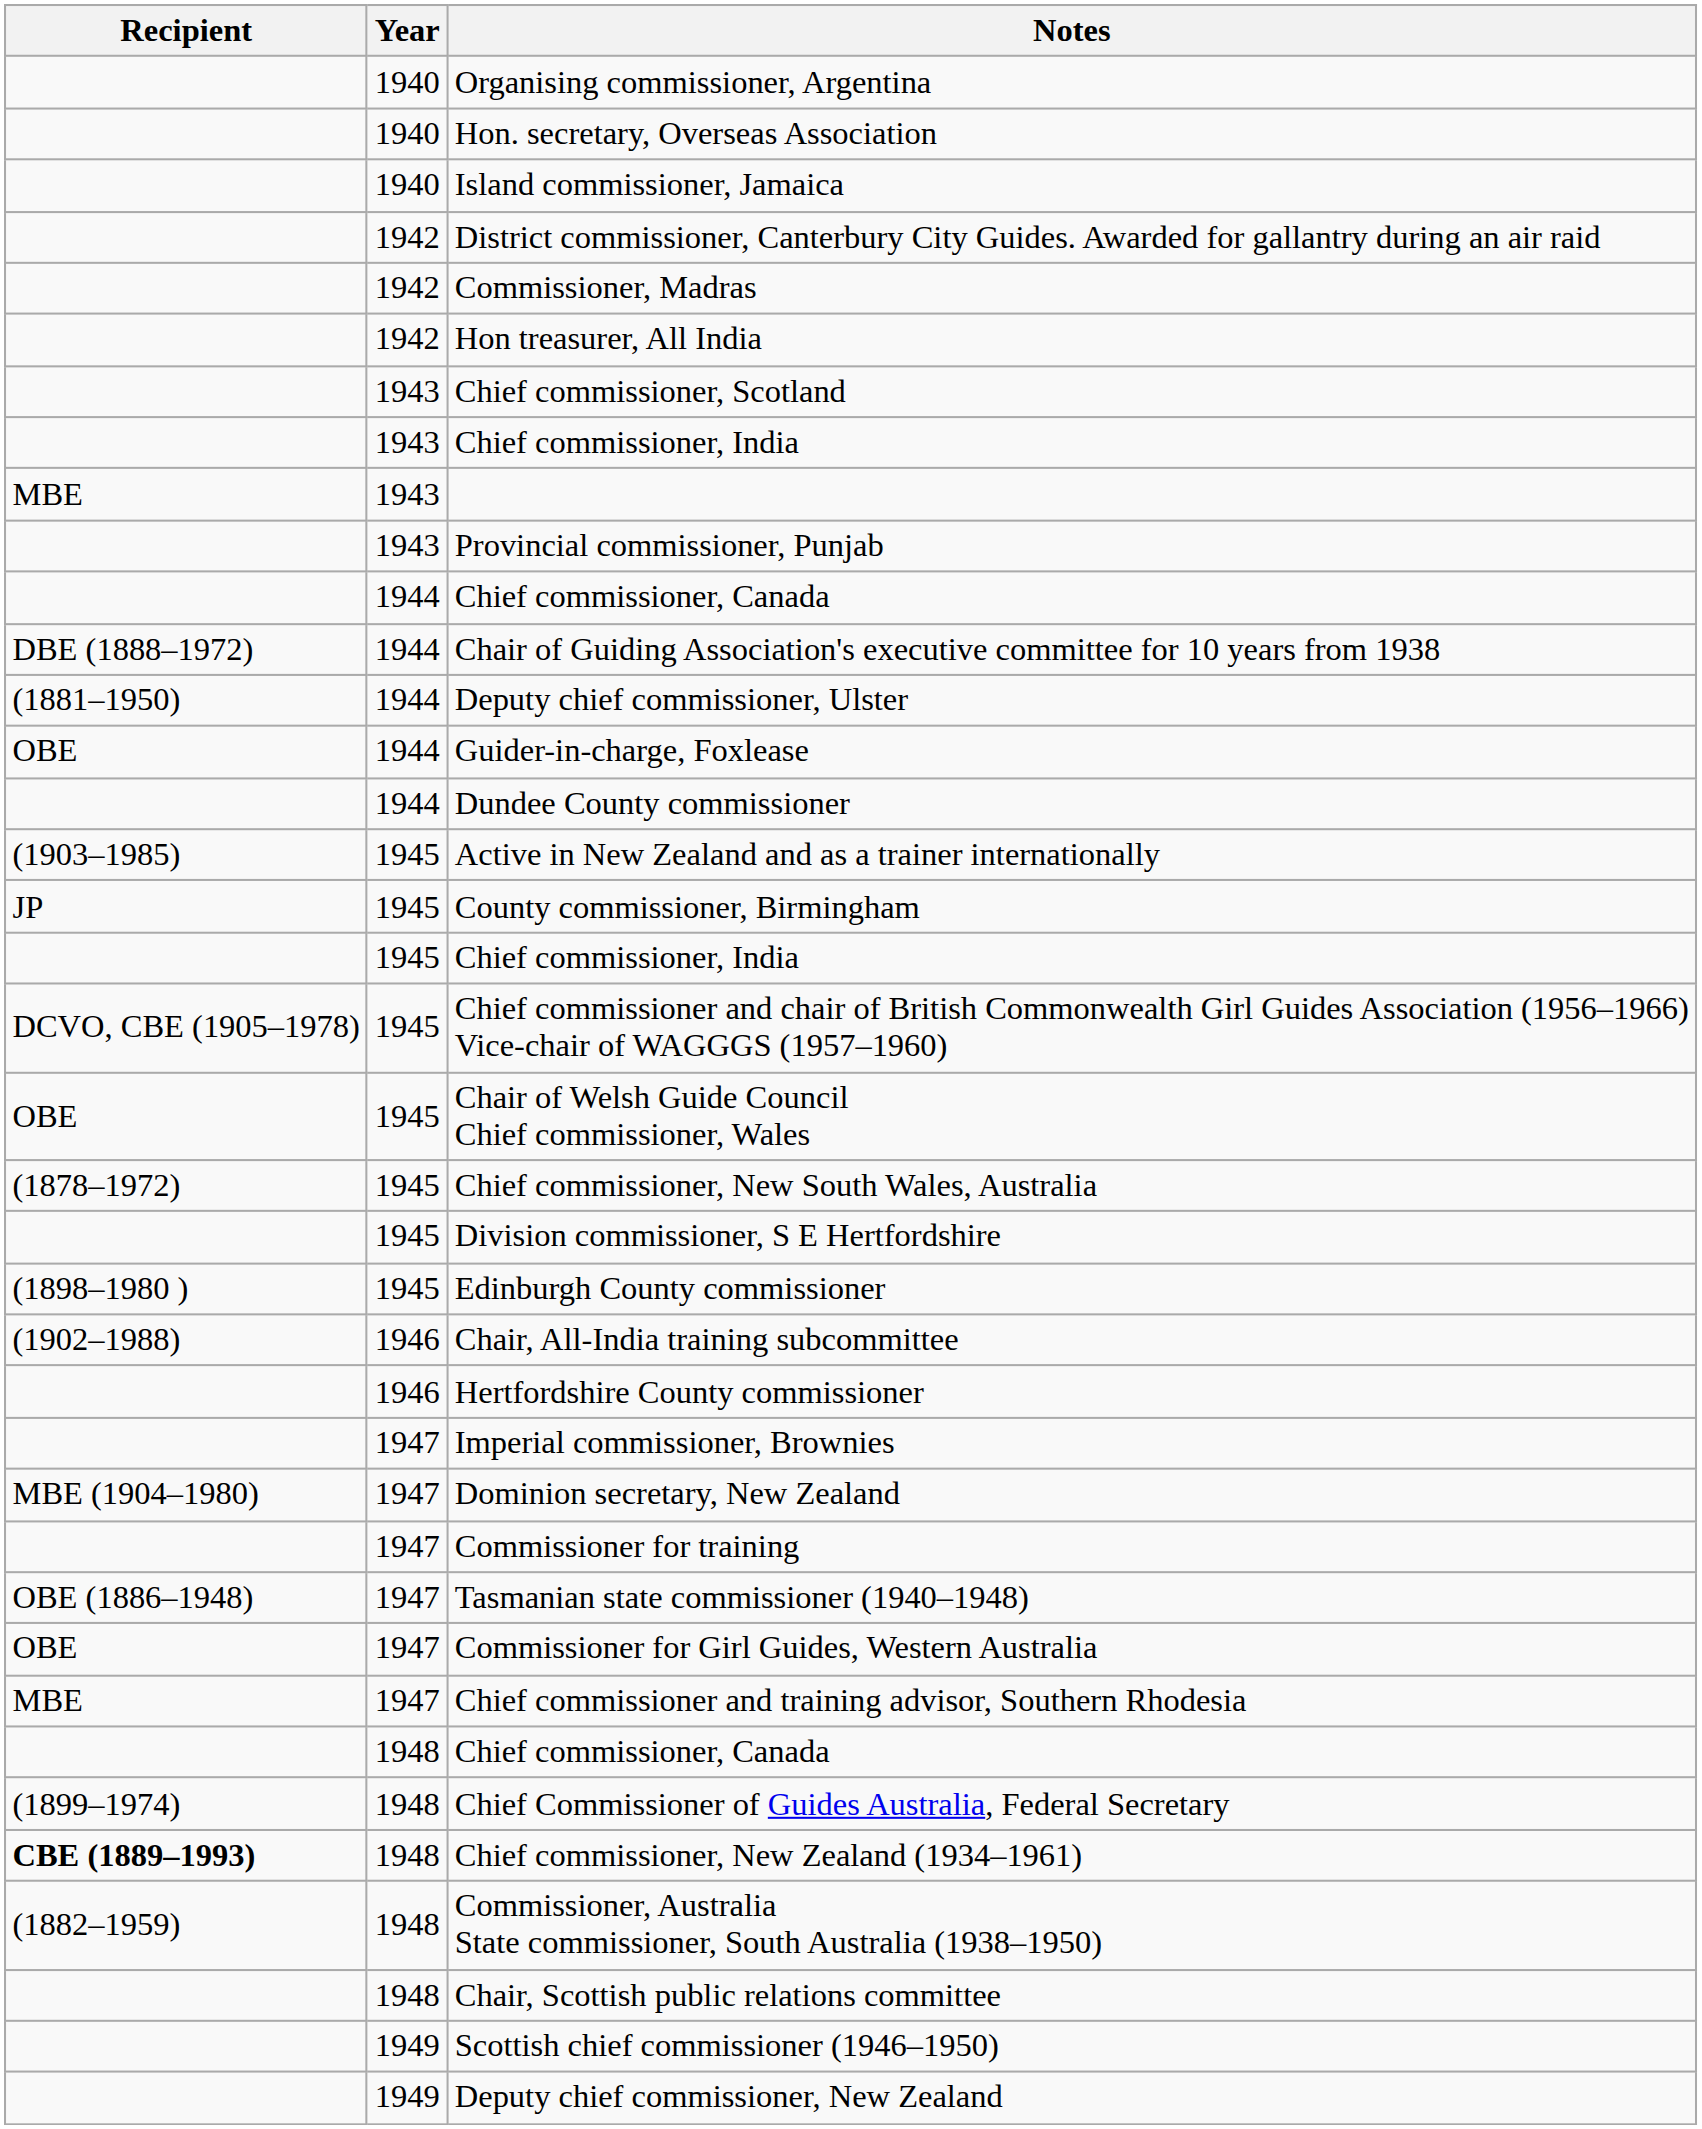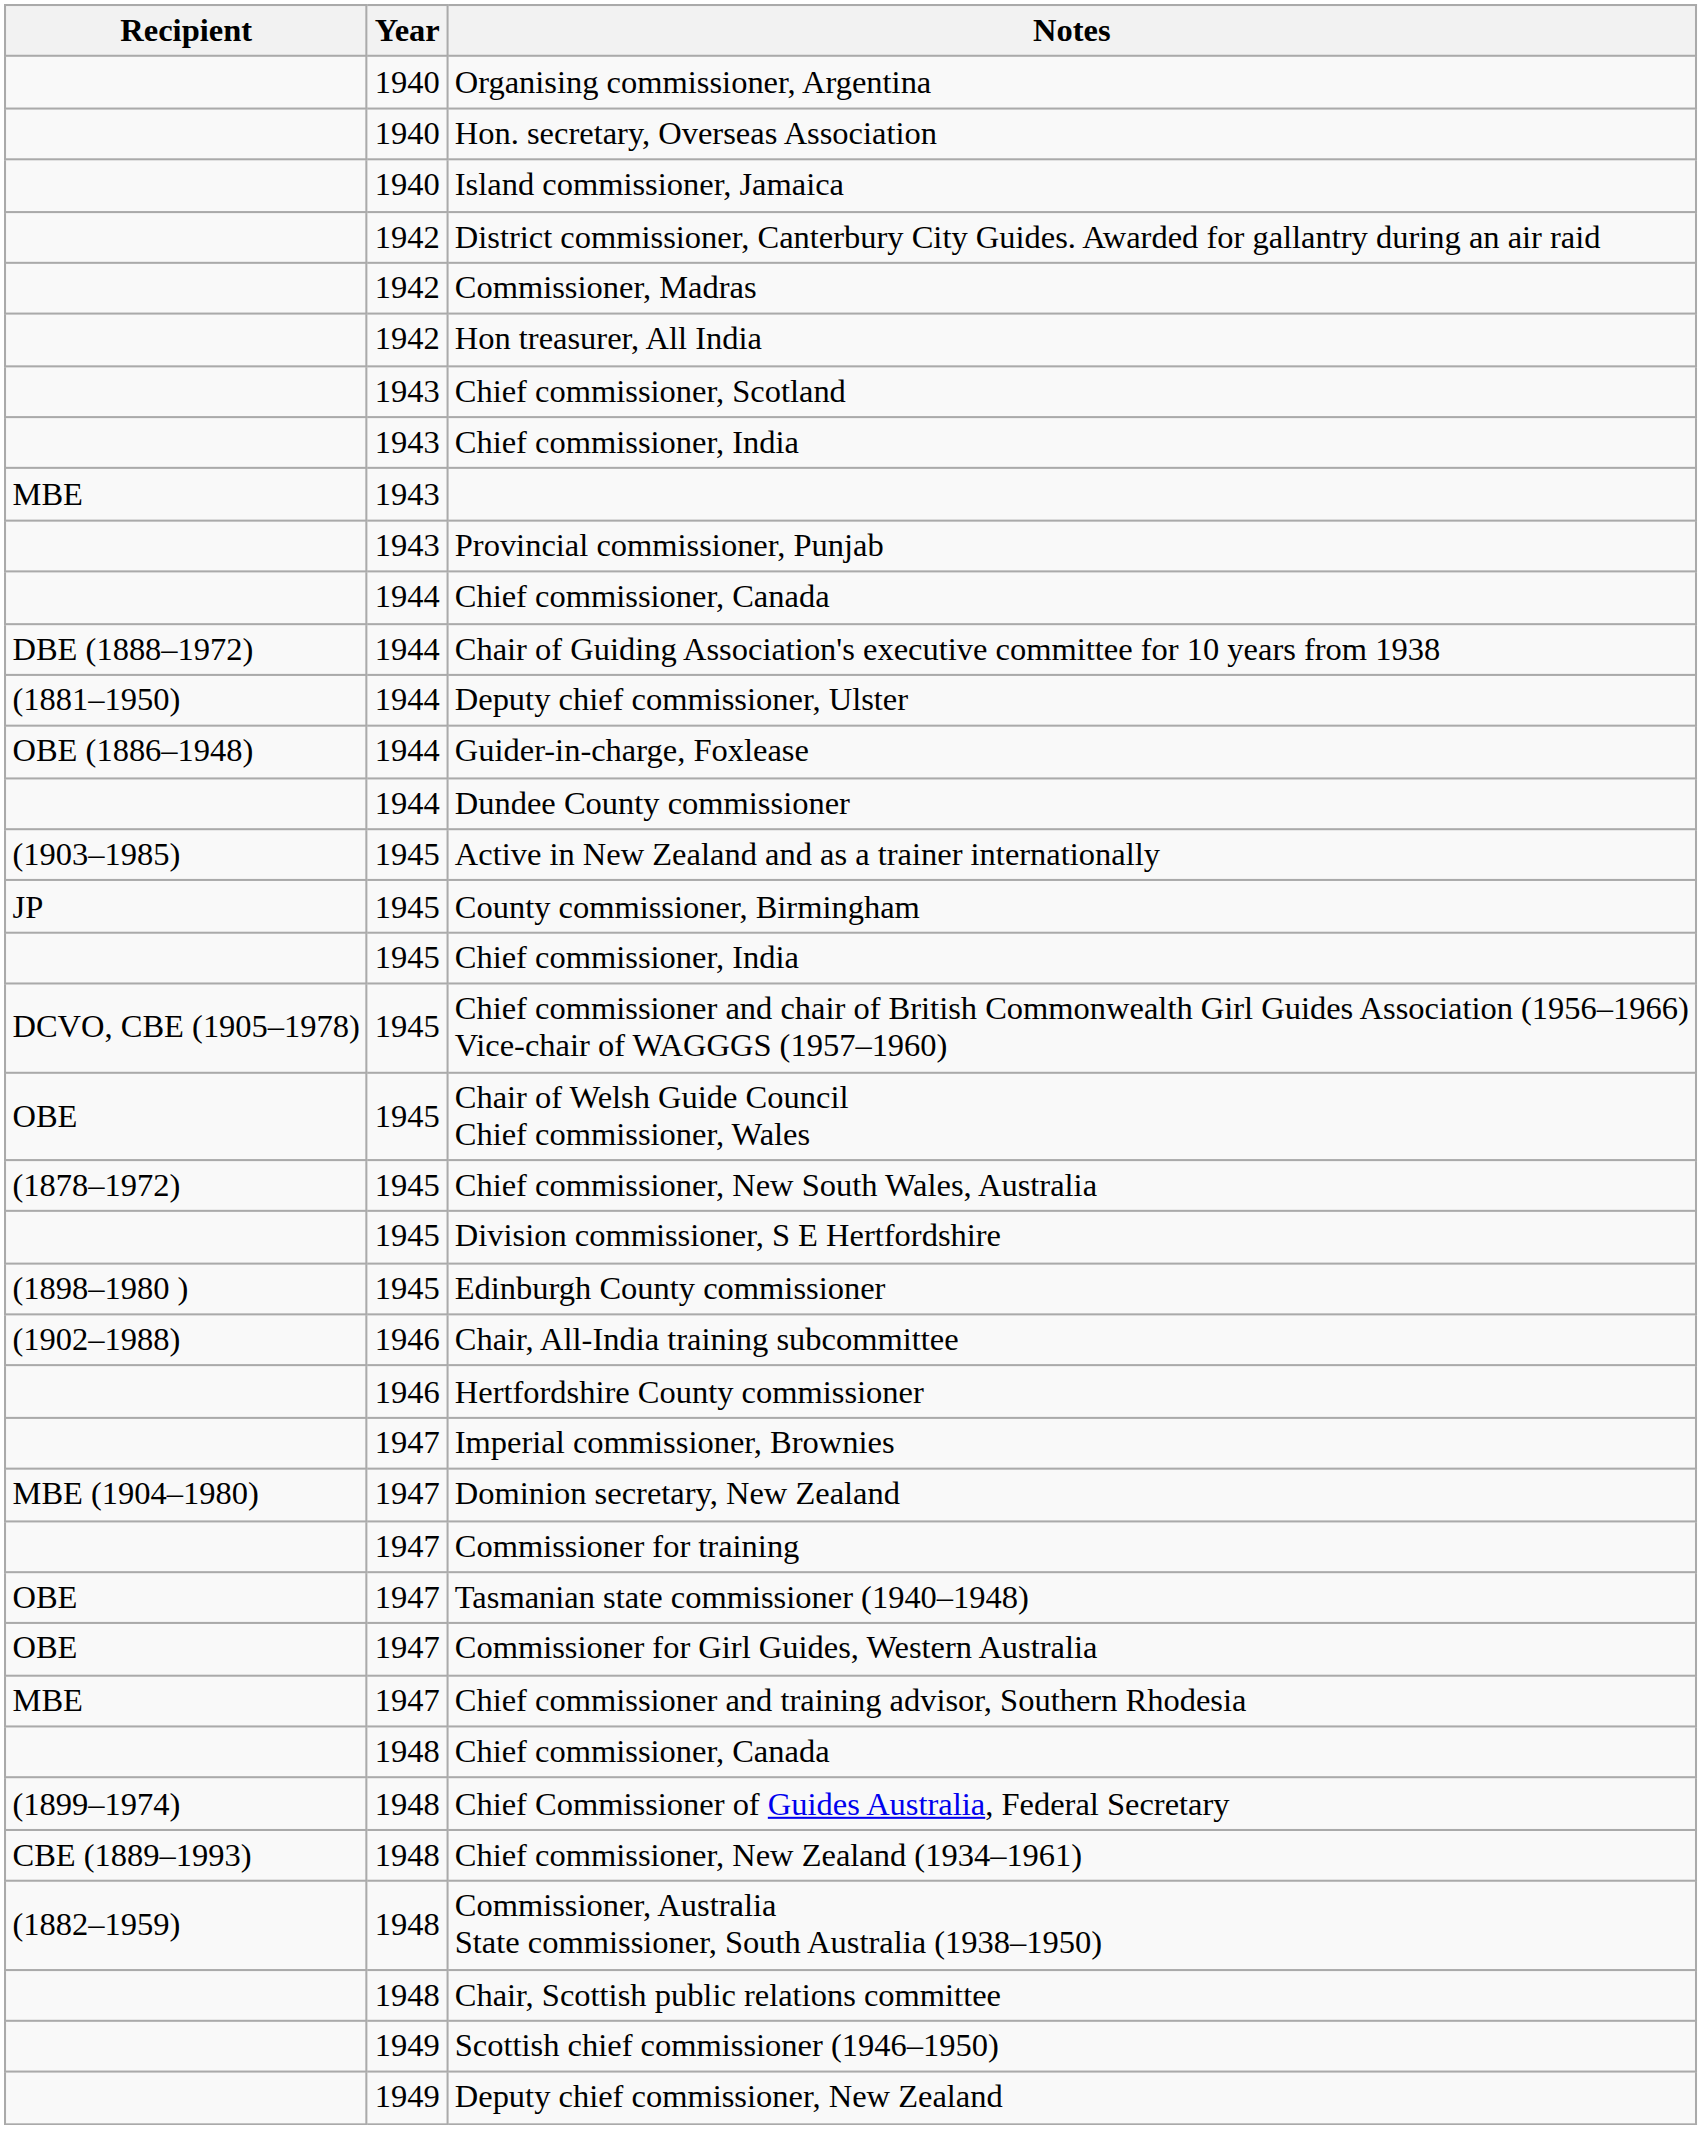(45, 751) OBE -> (133, 751) OBE (1886–1948)
(133, 1597) OBE (1886–1948) -> (45, 1597) OBE
(134, 1854) bold -> (132, 1854) normal
